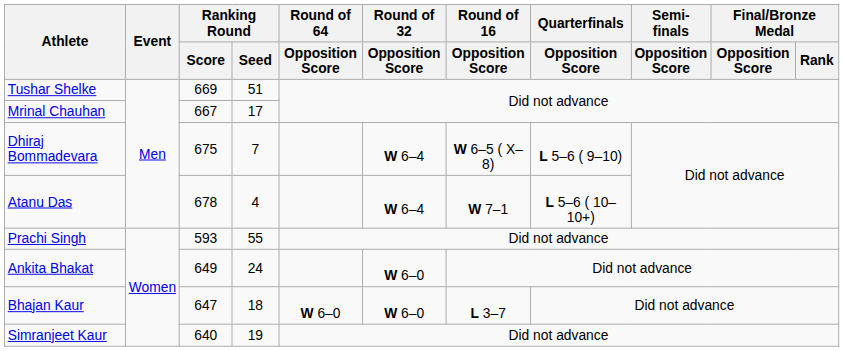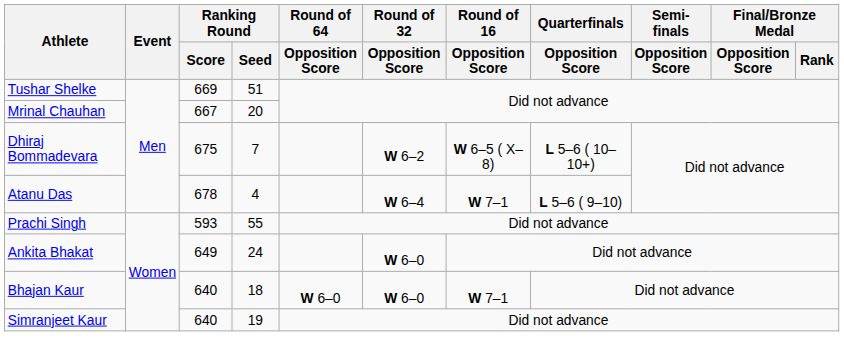(255, 112) 17 -> (255, 112) 20
(404, 157) W 6–4 -> (404, 157) W 6–2
(581, 157) L 5–6 ( 9–10) -> (581, 157) L 5–6 ( 10–10+)
(581, 209) L 5–6 ( 10–10+) -> (581, 202) L 5–6 ( 9–10)
(206, 306) 647 -> (206, 290) 640
(488, 313) L 3–7 -> (488, 298) W 7–1
